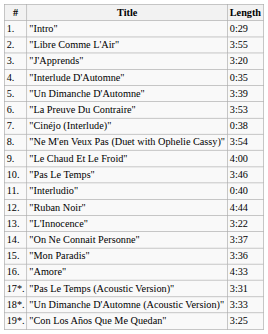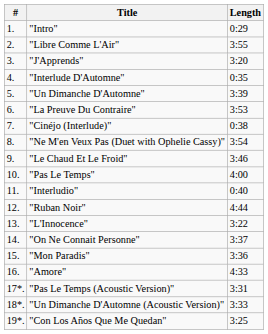(239, 158) 4:00 -> (239, 158) 3:46
(239, 175) 3:46 -> (239, 175) 4:00
